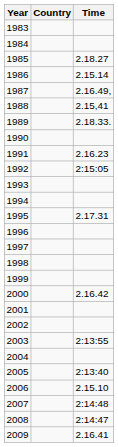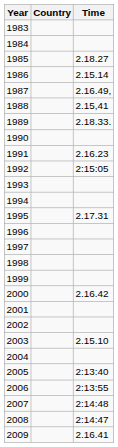(92, 341) 2:13:55 -> (92, 341) 2.15.10
(92, 388) 2.15.10 -> (92, 388) 2:13:55
